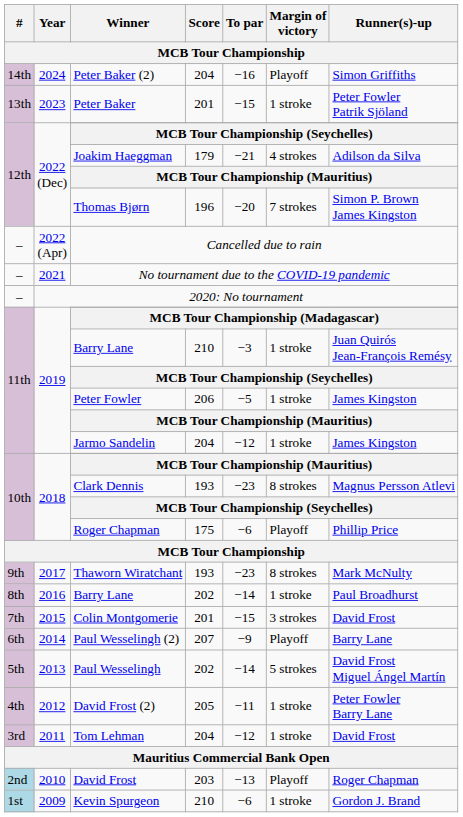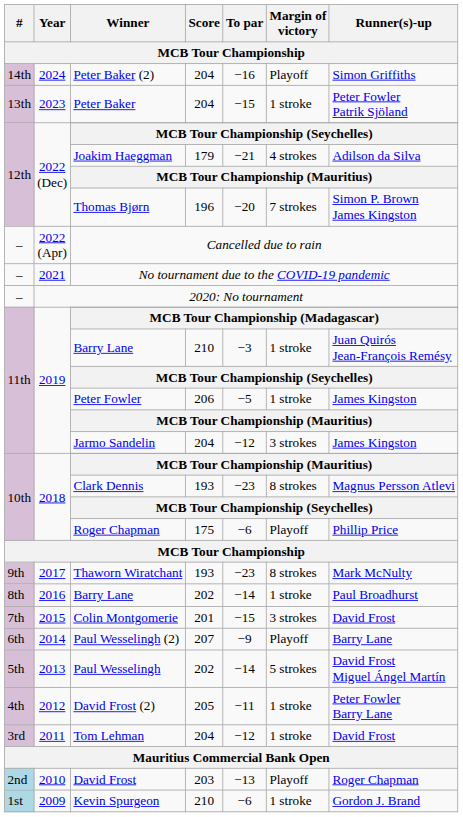(204, 104) 201 -> (204, 104) 204
(291, 442) 1 stroke -> (293, 442) 3 strokes
